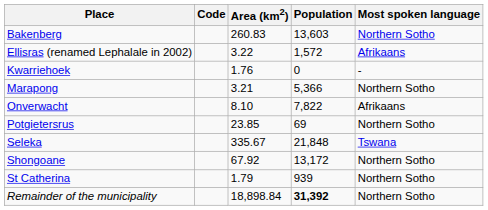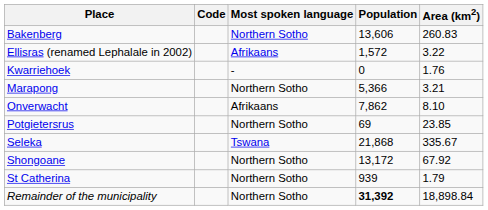columns swapped: (260, 15) <-> (419, 15)
(311, 34) 13,603 -> (376, 34) 13,606
(308, 106) 7,822 -> (373, 106) 7,862
(311, 142) 21,848 -> (376, 142) 21,868
